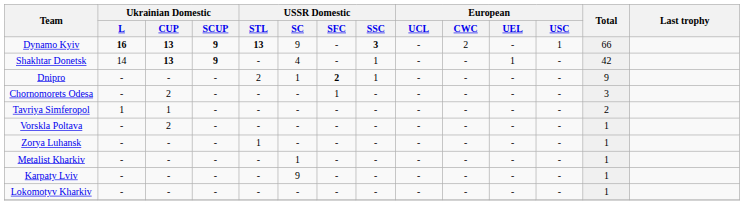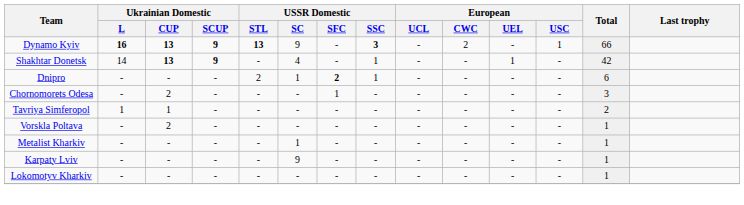(606, 77) 9 -> (606, 77) 6
- row: (51, 143)
